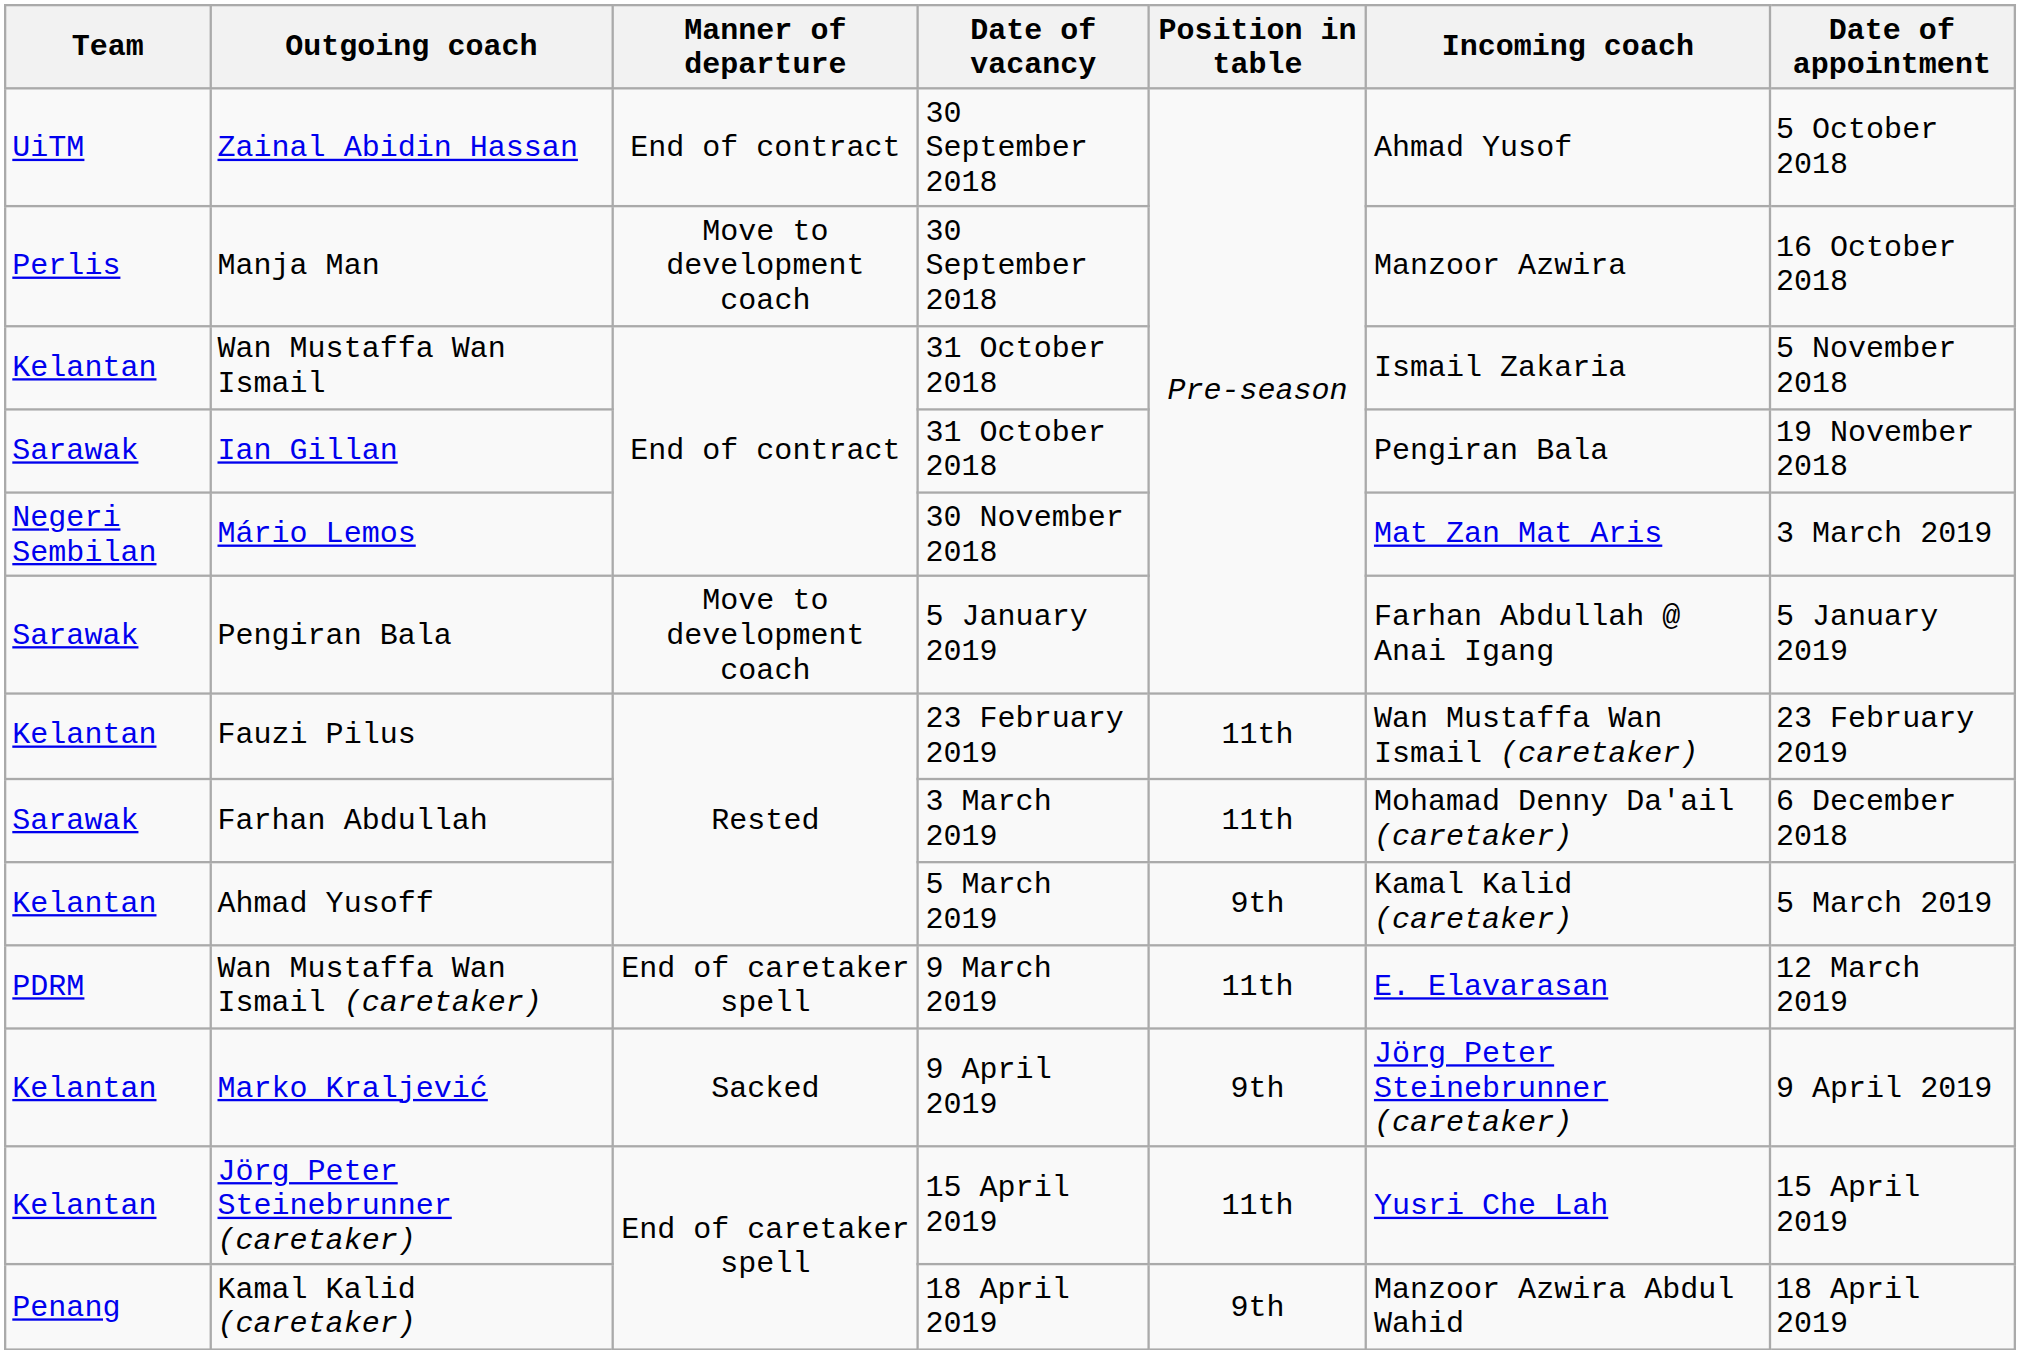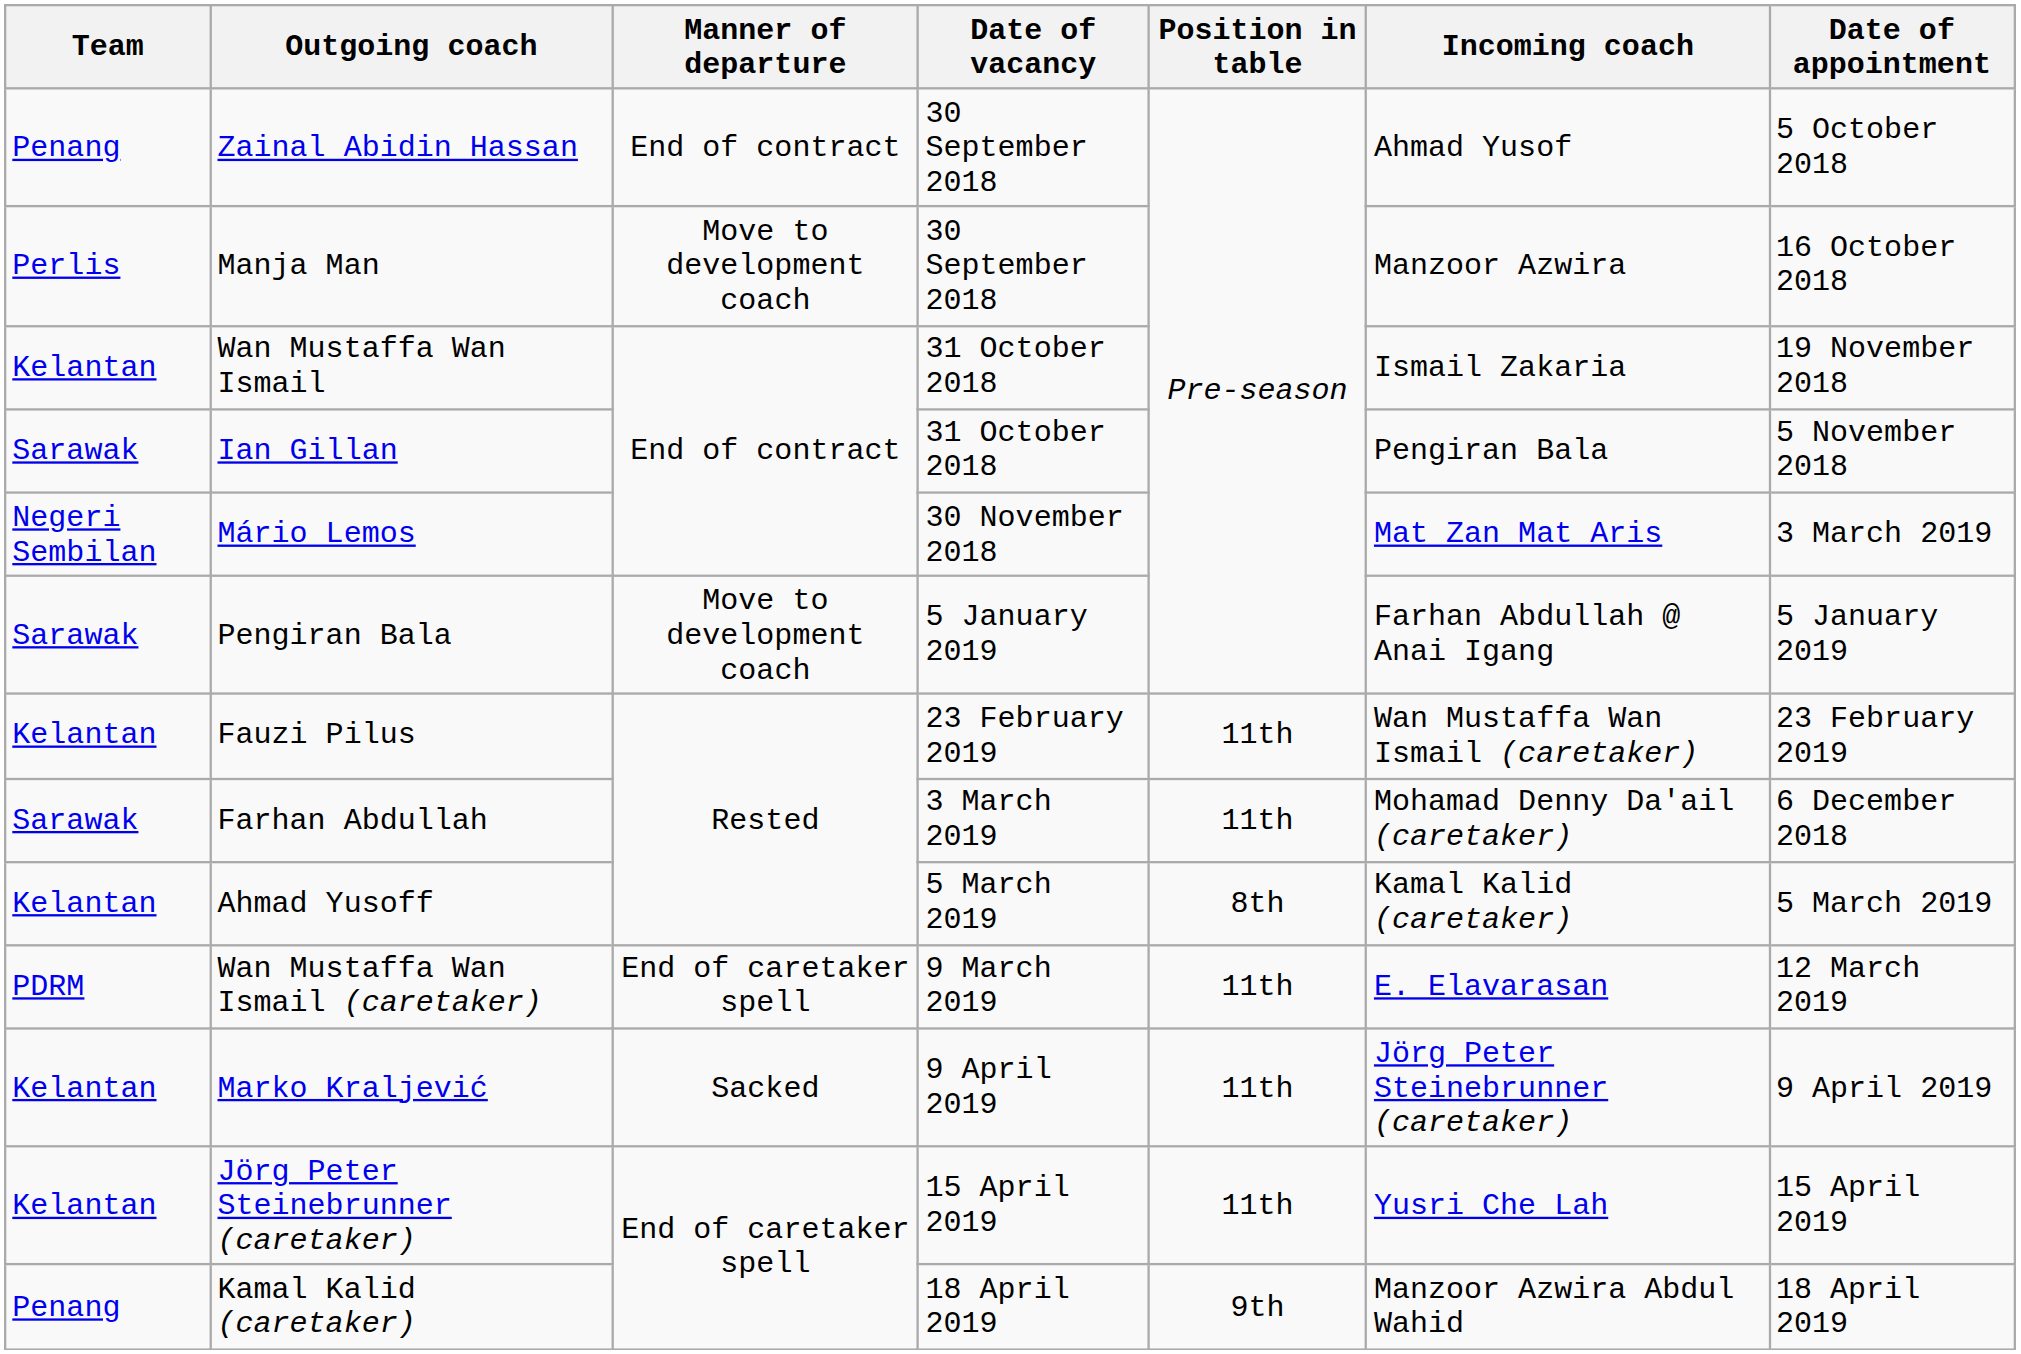(48, 148) UiTM -> (66, 148) Penang
(1866, 367) 5 November 2018 -> (1875, 367) 19 November 2018
(1875, 451) 19 November 2018 -> (1866, 451) 5 November 2018
(1257, 903) 9th -> (1257, 903) 8th
(1257, 1088) 9th -> (1257, 1088) 11th
